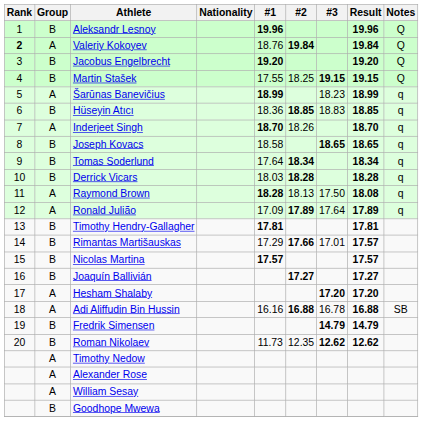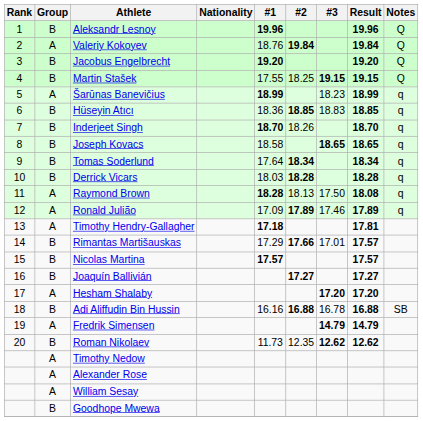(19, 45) bold -> (19, 45) normal
(53, 128) A -> (53, 128) B
(332, 210) 17.64 -> (332, 210) 17.46
(53, 227) B -> (53, 227) A
(270, 227) 17.81 -> (270, 227) 17.18
(53, 309) A -> (53, 309) B
(53, 326) B -> (53, 326) A
